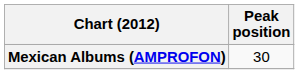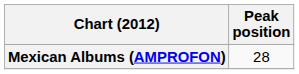(261, 56) 30 -> (261, 56) 28
